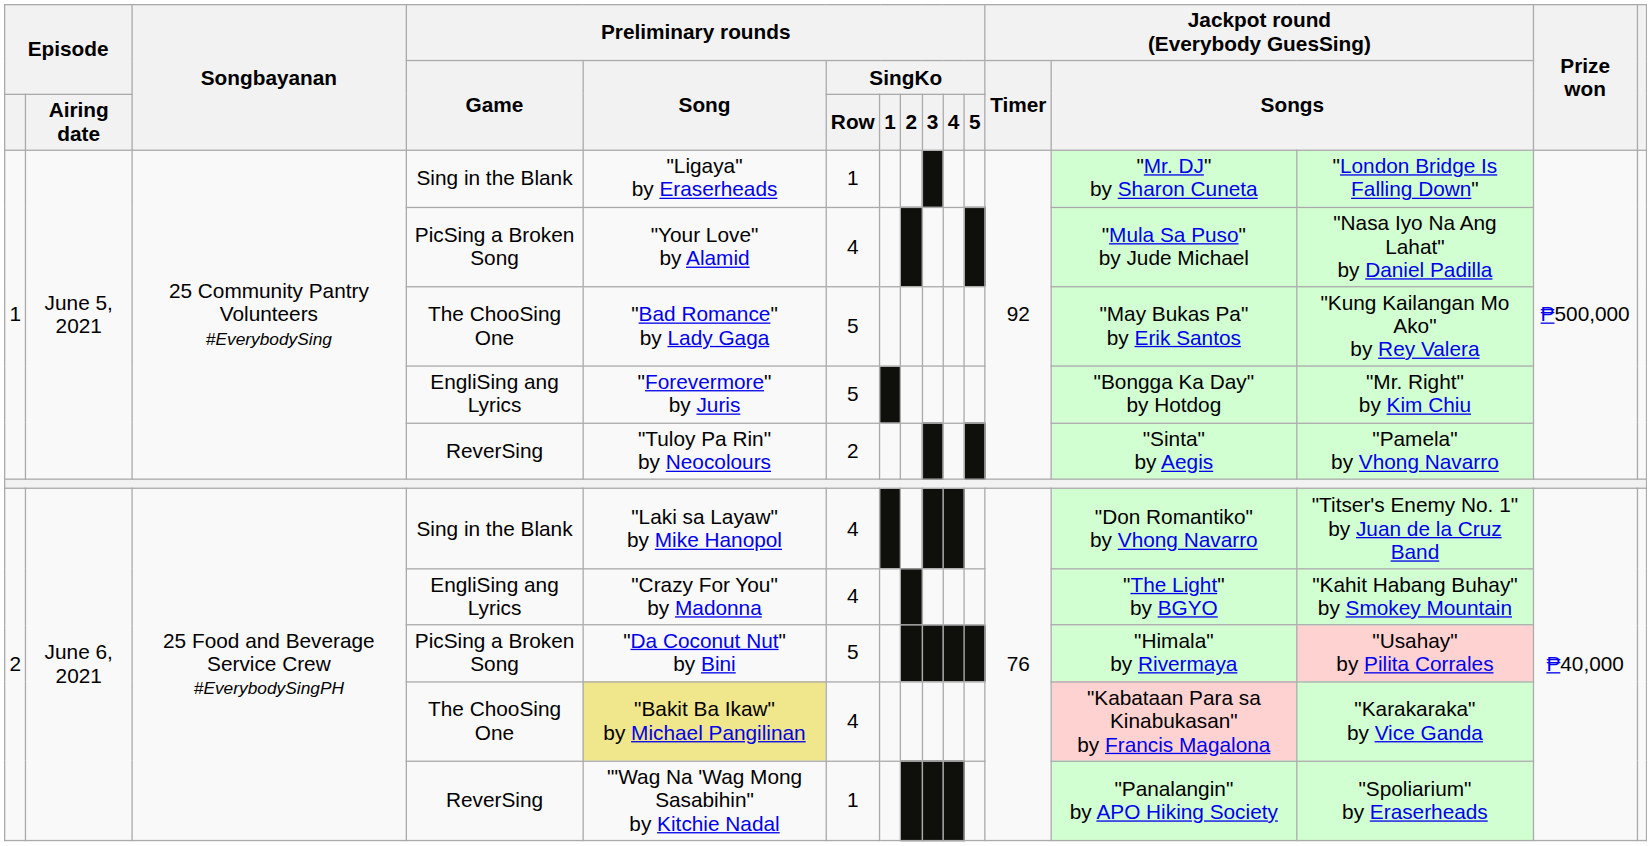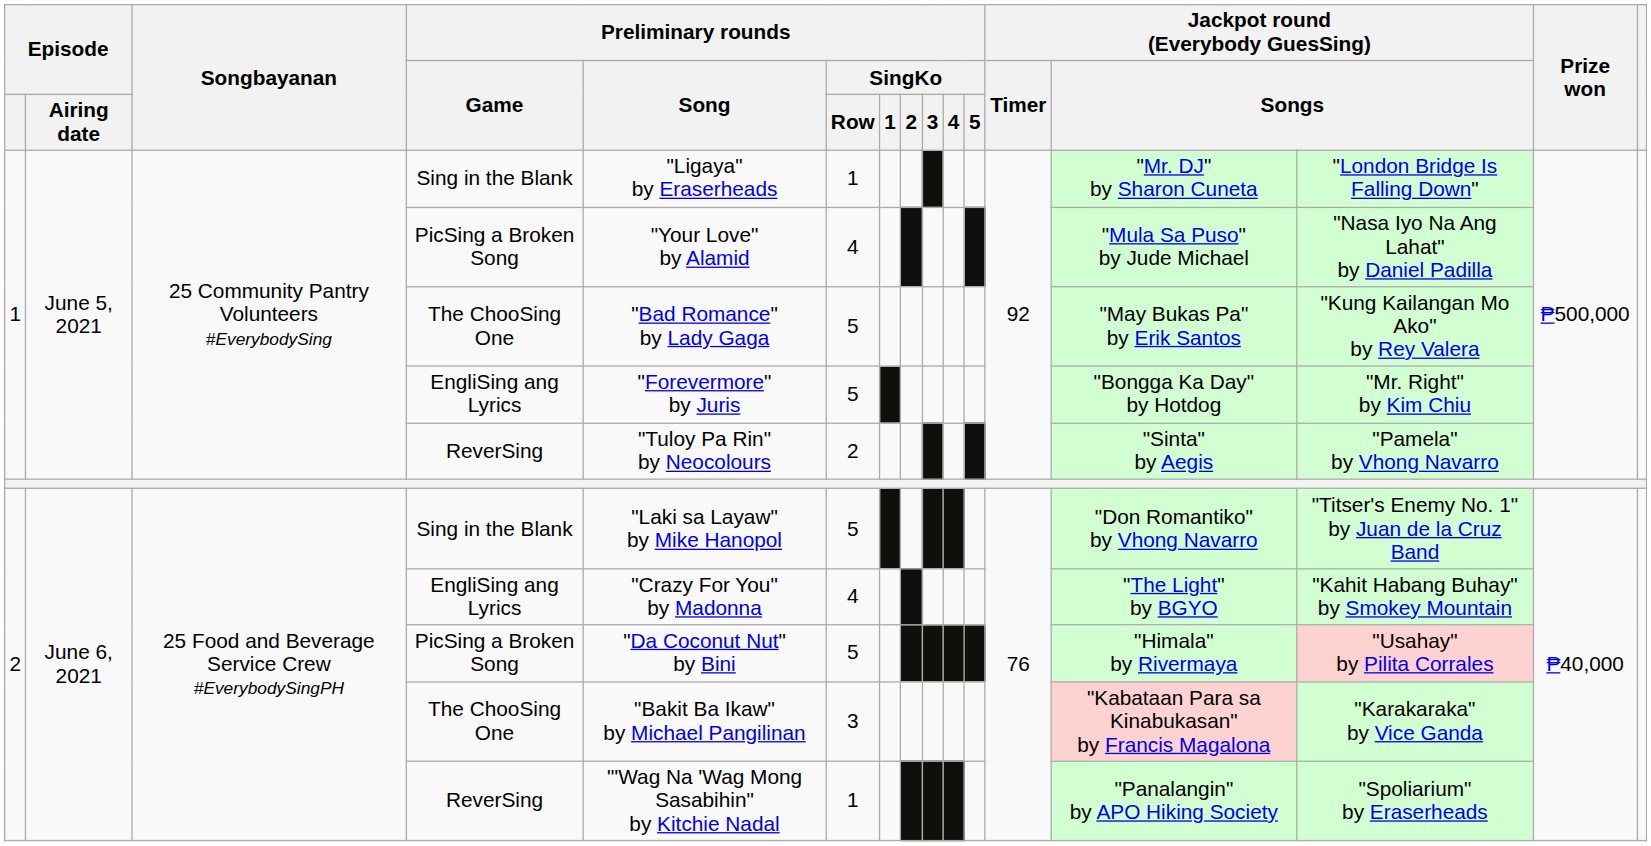(853, 528) 4 -> (853, 528) 5
(705, 721) khaki background -> (705, 721) no background
(853, 721) 4 -> (853, 721) 3
